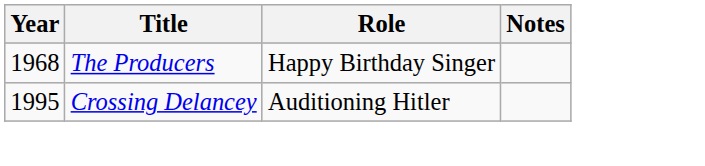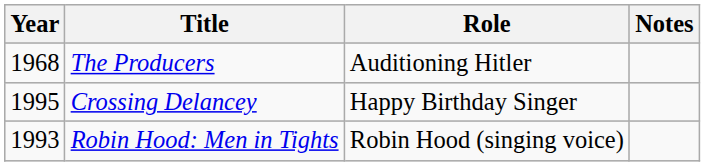(382, 62) Happy Birthday Singer -> (441, 62) Auditioning Hitler
(359, 101) Auditioning Hitler -> (463, 101) Happy Birthday Singer
+ row: (205, 140)
